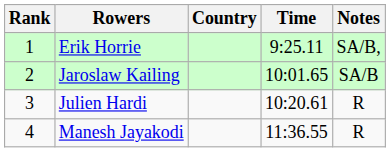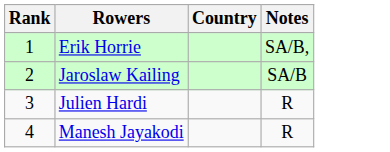- column: (297, 18)
